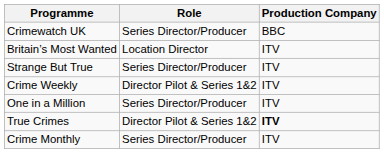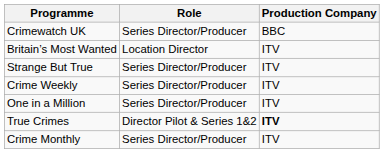(189, 85) Director Pilot & Series 1&2 -> (184, 85) Series Director/Producer
